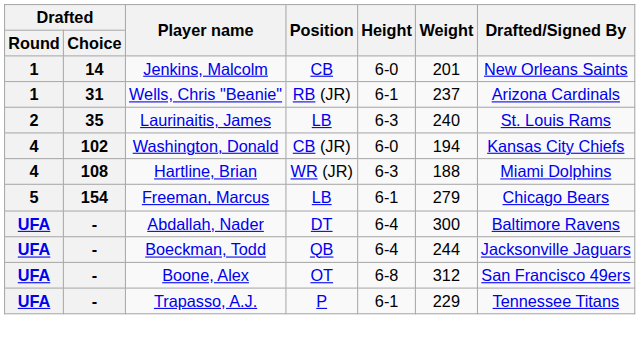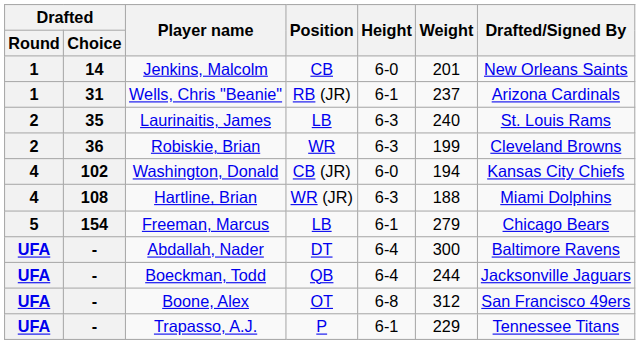+ row: (206, 146)
